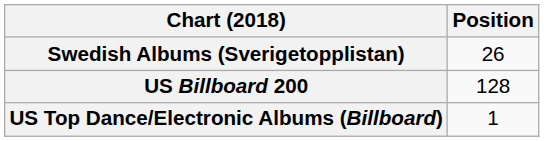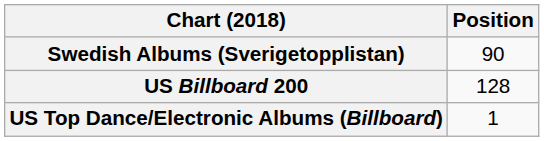(493, 53) 26 -> (493, 53) 90
